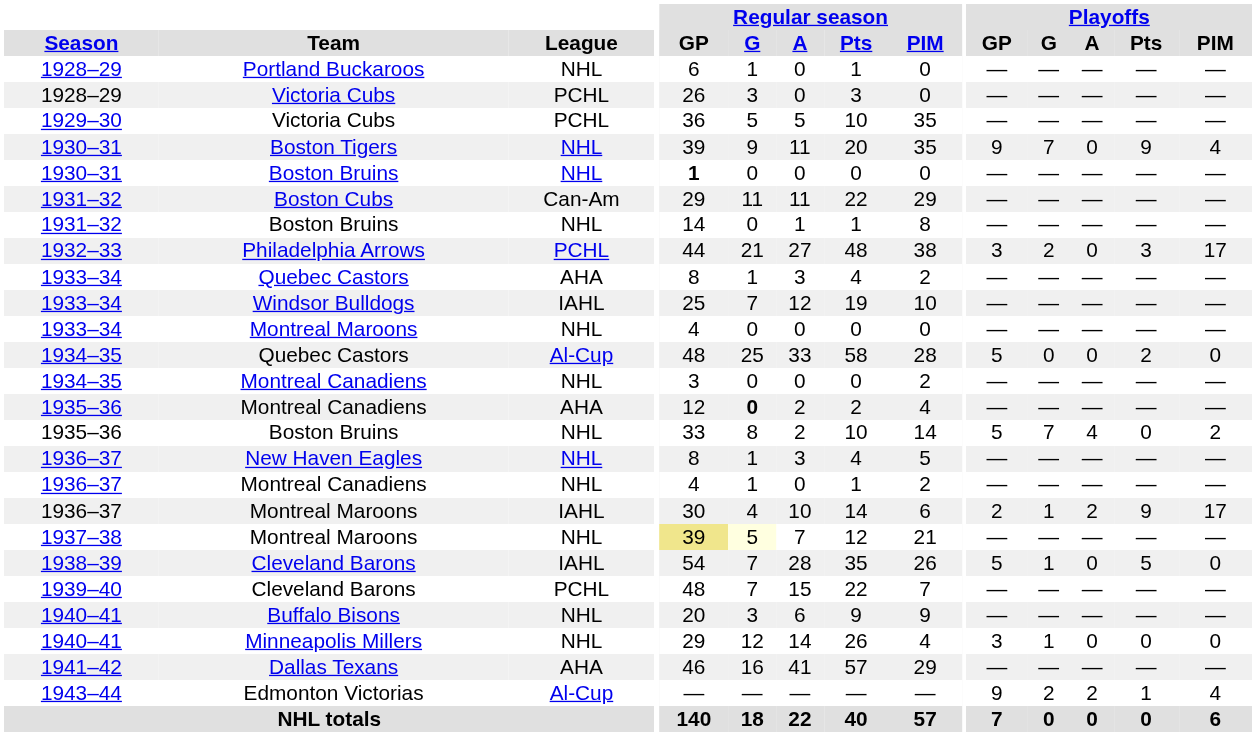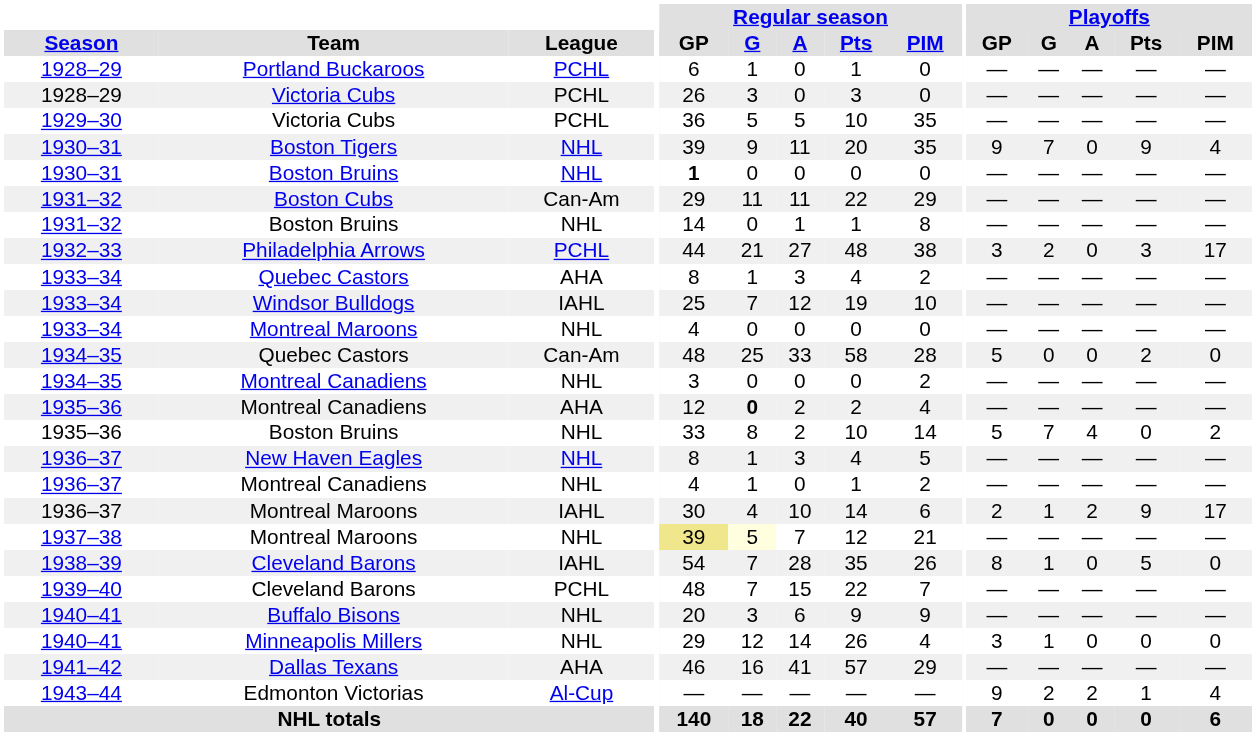(581, 68) NHL -> (581, 68) PCHL
(581, 354) Al-Cup -> (581, 354) Can-Am
(997, 562) 5 -> (997, 562) 8
